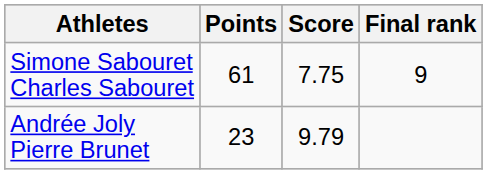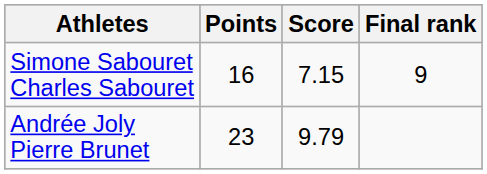(241, 74) 61 -> (241, 74) 16
(321, 74) 7.75 -> (321, 74) 7.15
